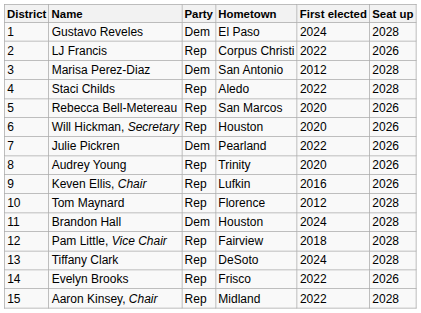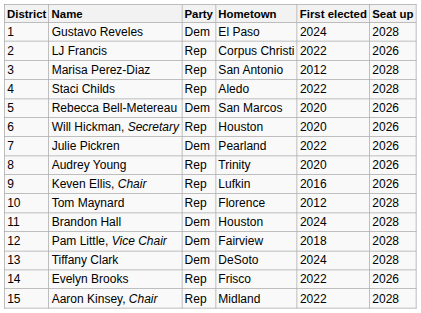(197, 70) Dem -> (196, 70) Rep
(196, 108) Rep -> (197, 108) Dem
(196, 241) Rep -> (197, 241) Dem
(196, 260) Rep -> (197, 260) Dem
